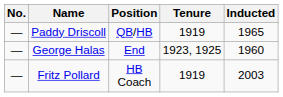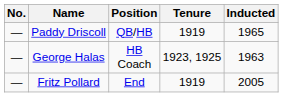(134, 50) End -> (134, 57) HB Coach
(251, 50) 1960 -> (251, 57) 1963
(134, 75) HB Coach -> (134, 82) End
(251, 75) 2003 -> (251, 82) 2005
